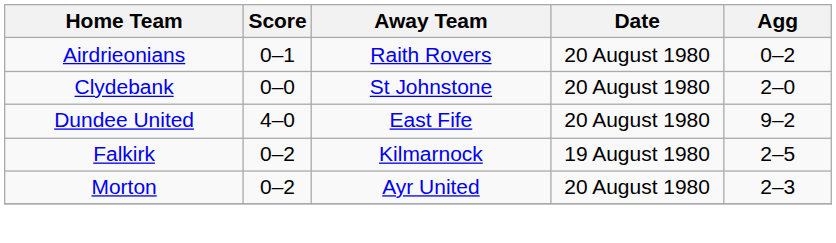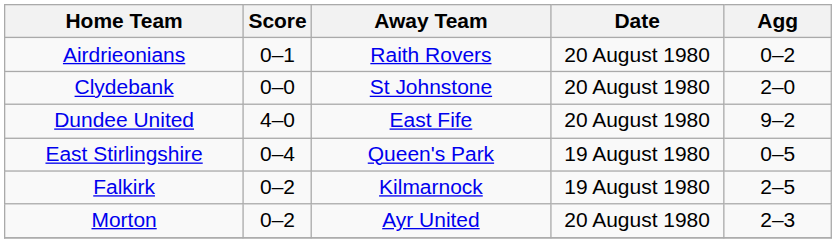+ row: (124, 154)
